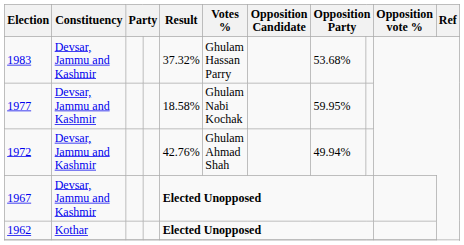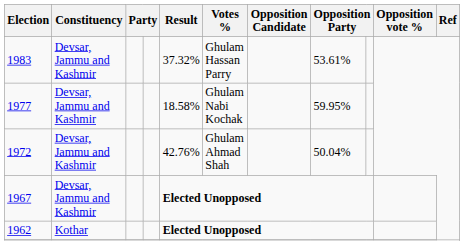(332, 60) 53.68% -> (332, 60) 53.61%
(332, 152) 49.94% -> (332, 152) 50.04%
